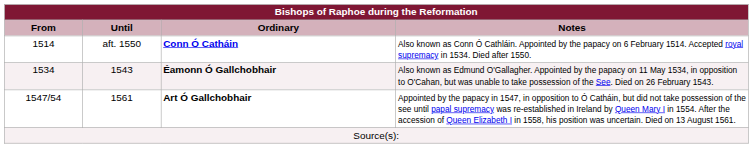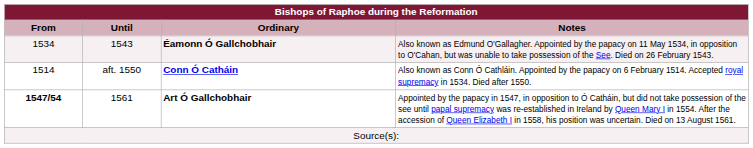rows swapped: (122, 43) <-> (122, 70)
(43, 97) normal -> (43, 97) bold
